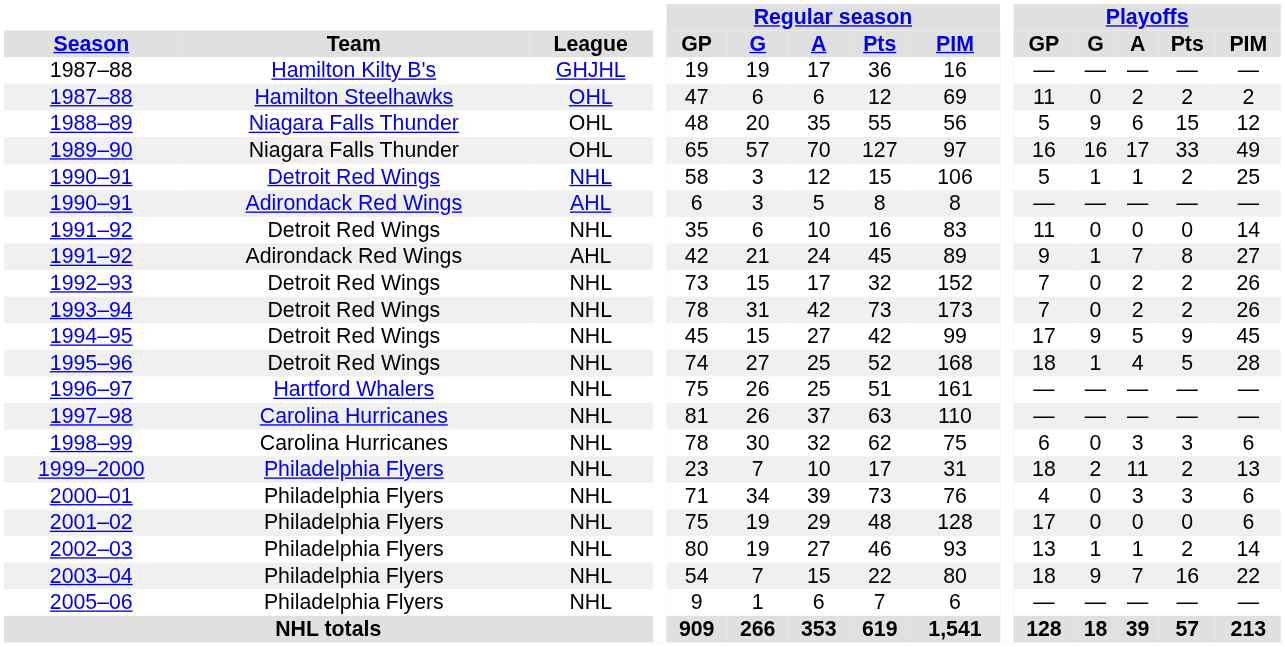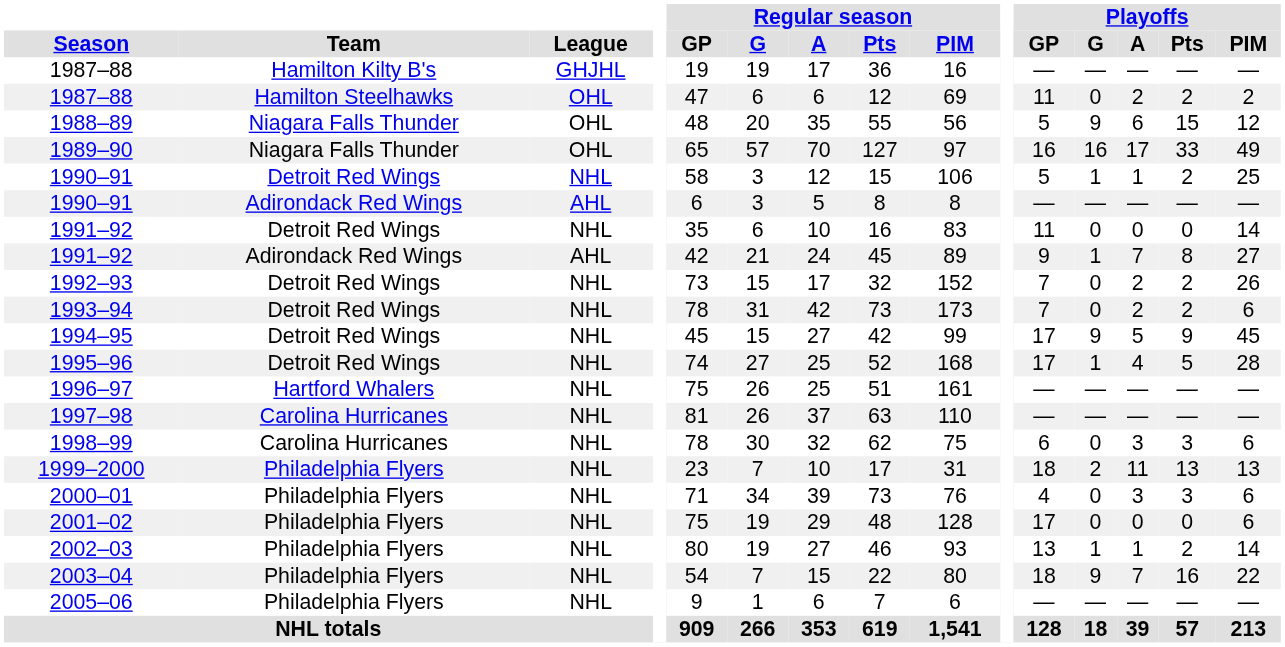(1248, 309) 26 -> (1248, 309) 6
(1044, 362) 18 -> (1044, 362) 17
(1187, 469) 2 -> (1187, 469) 13
